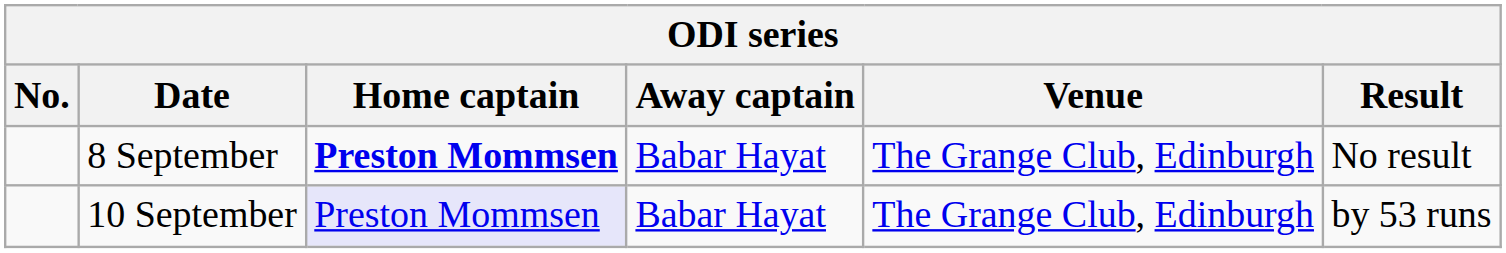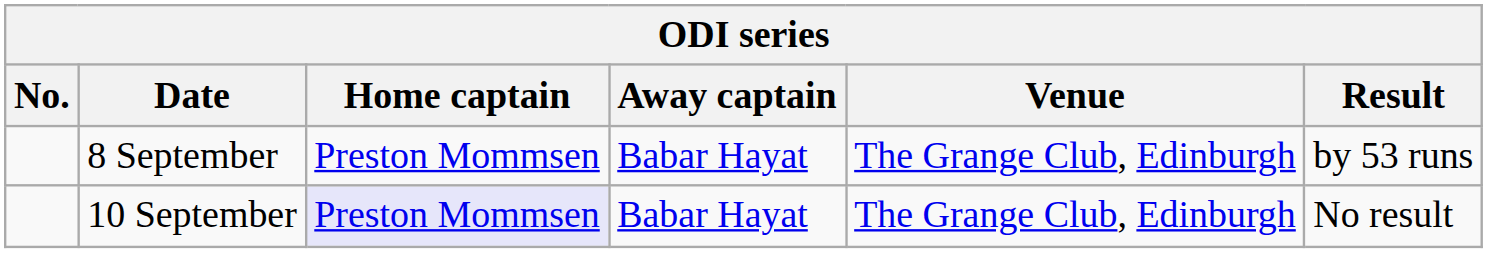(466, 154) bold -> (457, 154) normal
(1402, 154) No result -> (1393, 154) by 53 runs
(1412, 214) by 53 runs -> (1383, 214) No result
